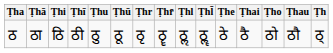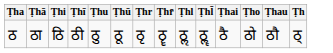- column: (226, 12)
